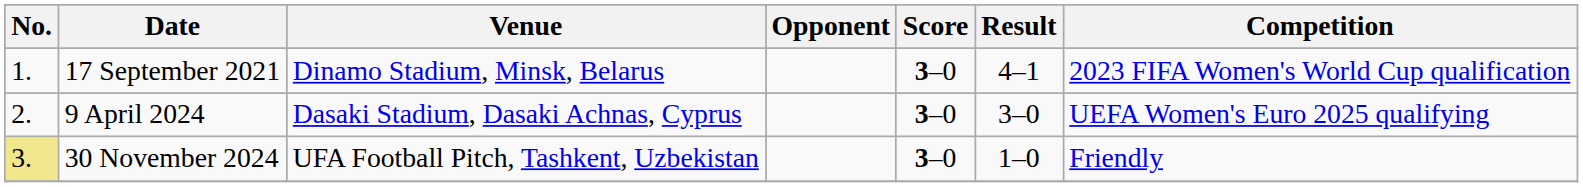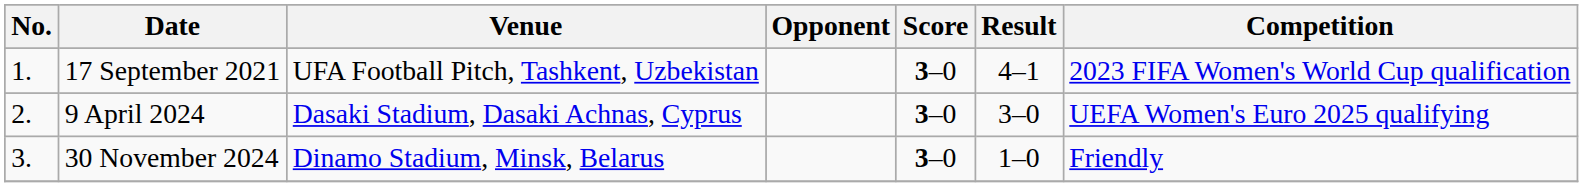(478, 70) Dinamo Stadium, Minsk, Belarus -> (526, 70) UFA Football Pitch, Tashkent, Uzbekistan
(22, 158) khaki background -> (22, 158) no background
(526, 158) UFA Football Pitch, Tashkent, Uzbekistan -> (478, 158) Dinamo Stadium, Minsk, Belarus
